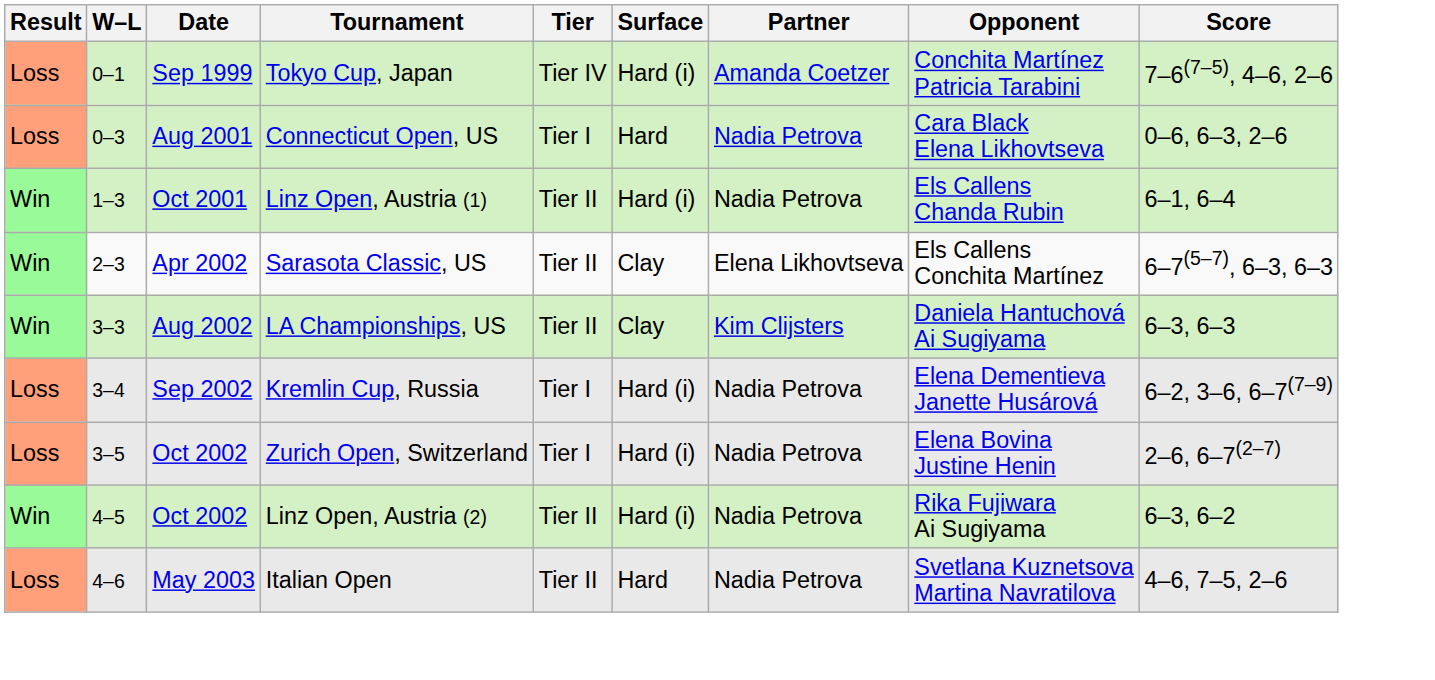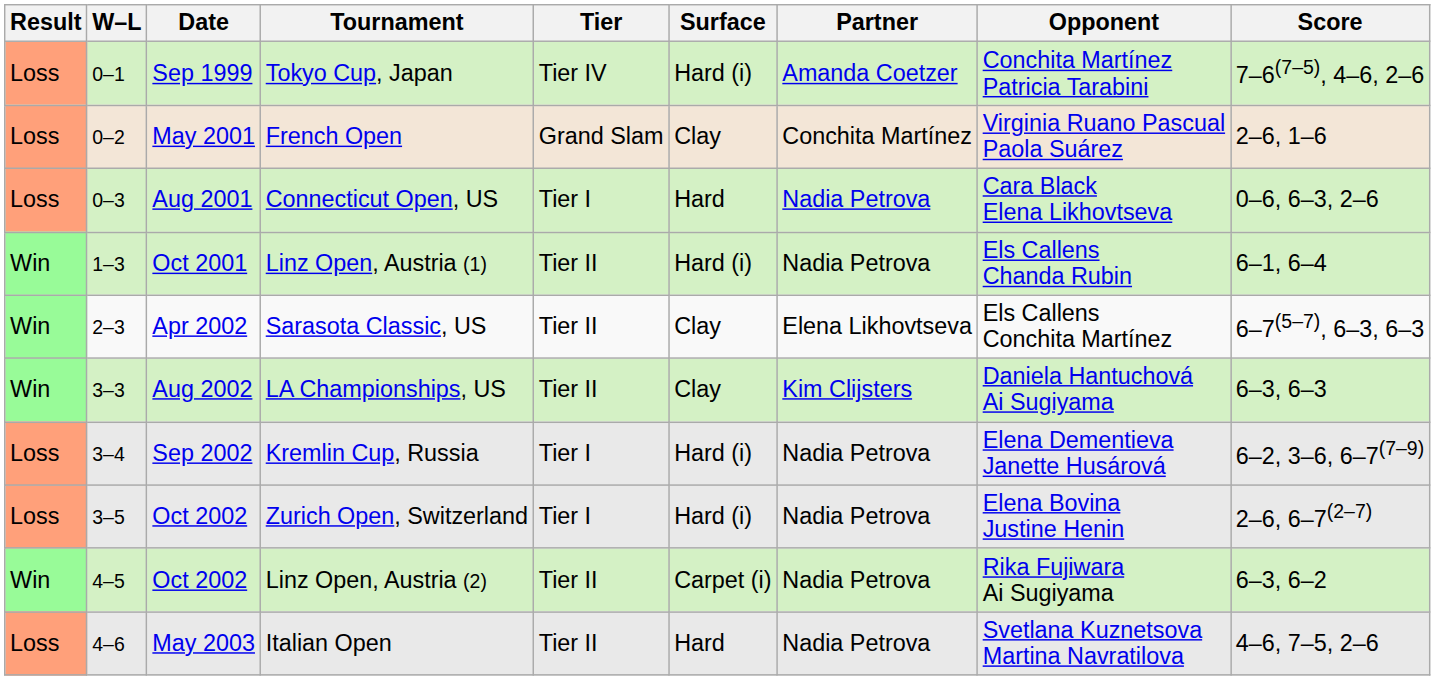+ row: (334, 136)
(656, 516) Hard (i) -> (723, 579) Carpet (i)
